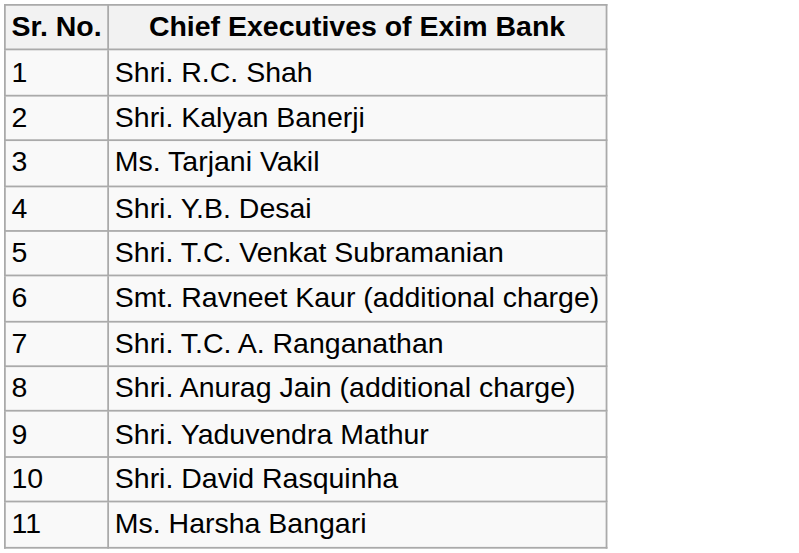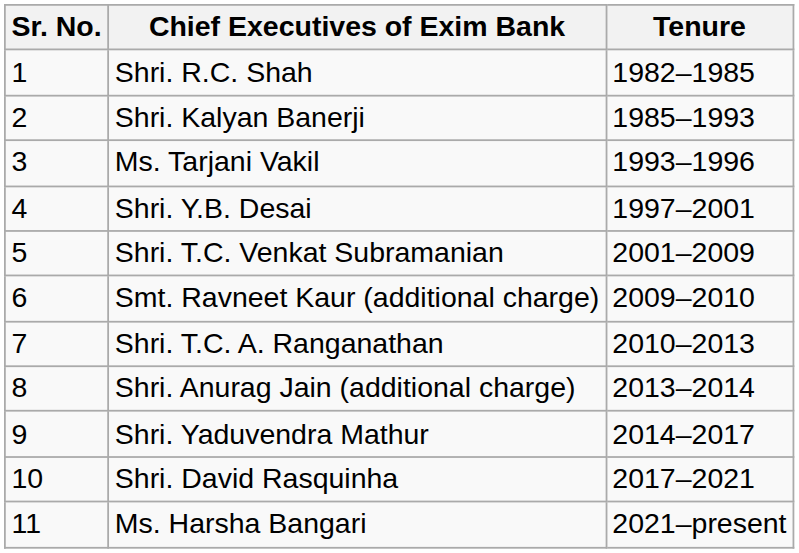+ column: (699, 27)
